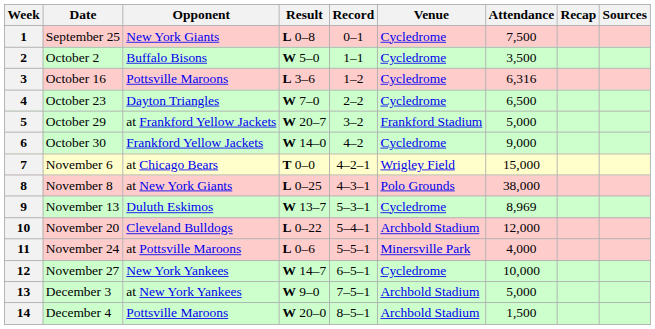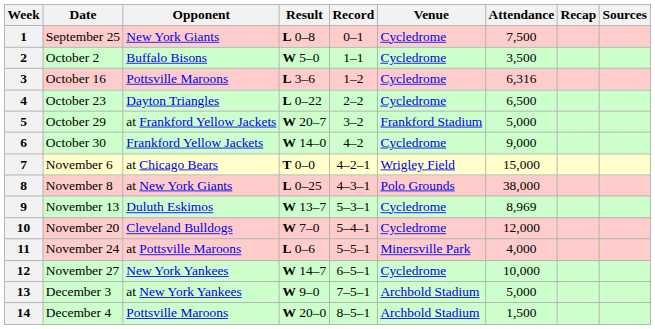(301, 100) W 7–0 -> (302, 100) L 0–22
(302, 228) L 0–22 -> (301, 228) W 7–0
(430, 228) Archbold Stadium -> (413, 228) Cycledrome
